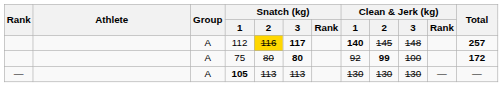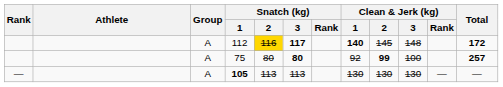(477, 43) 257 -> (477, 43) 172
(477, 58) 172 -> (477, 58) 257
